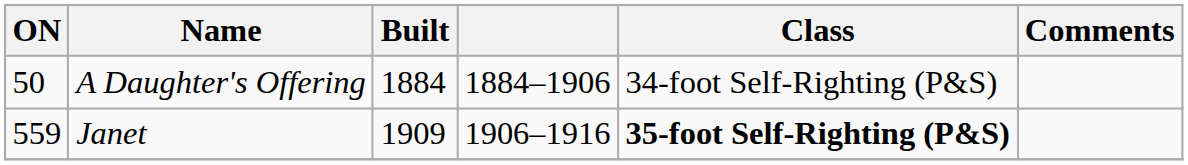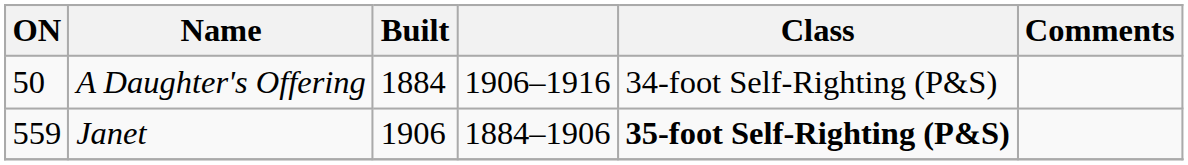(537, 81) 1884–1906 -> (537, 81) 1906–1916
(413, 133) 1909 -> (413, 133) 1906
(537, 133) 1906–1916 -> (537, 133) 1884–1906
